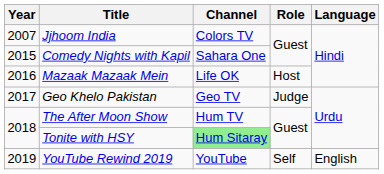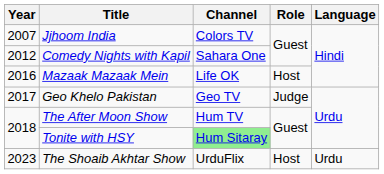(22, 55) 2015 -> (22, 55) 2012
- row: (107, 158)
+ row: (114, 158)
